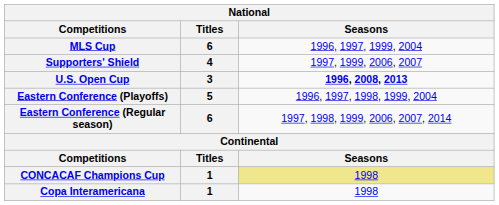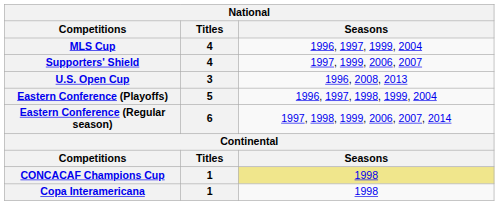(210, 46) 6 -> (210, 46) 4
(366, 79) bold -> (366, 79) normal
